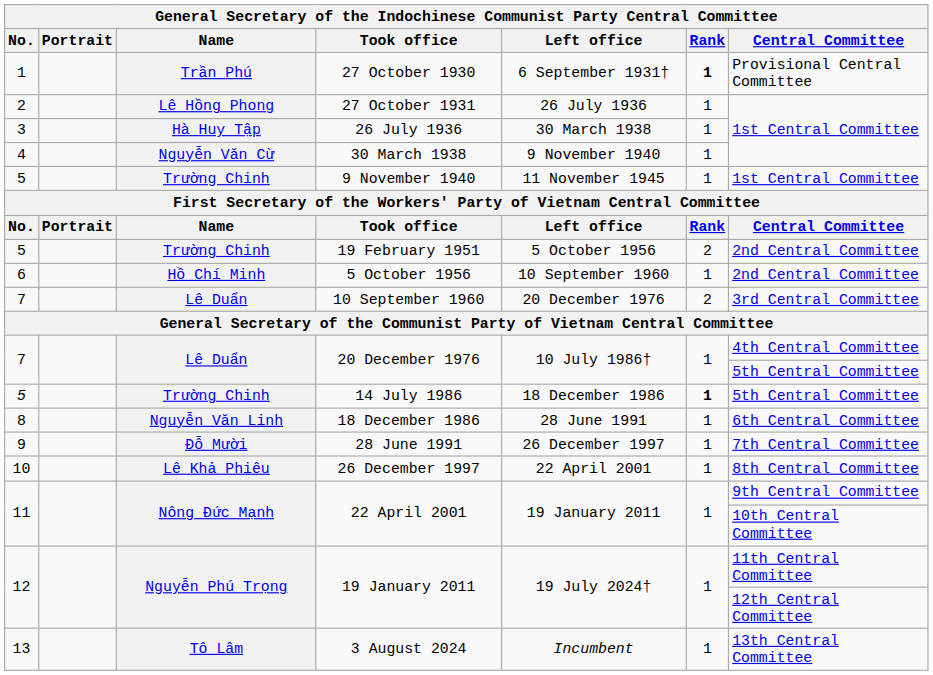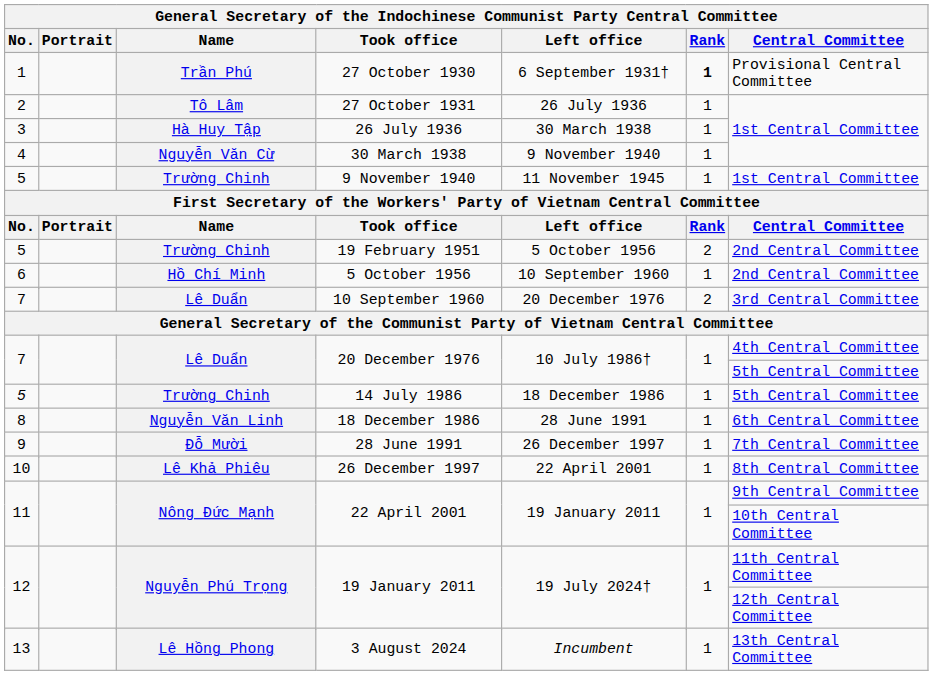(216, 106) Lê Hồng Phong -> (216, 106) Tô Lâm
(707, 396) bold -> (707, 396) normal
(216, 649) Tô Lâm -> (216, 649) Lê Hồng Phong
